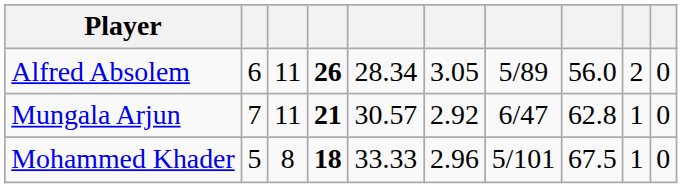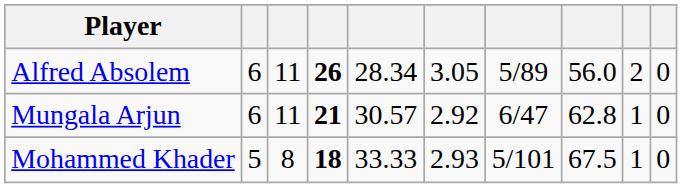(255, 114) 7 -> (255, 114) 6
(454, 159) 2.96 -> (454, 159) 2.93
